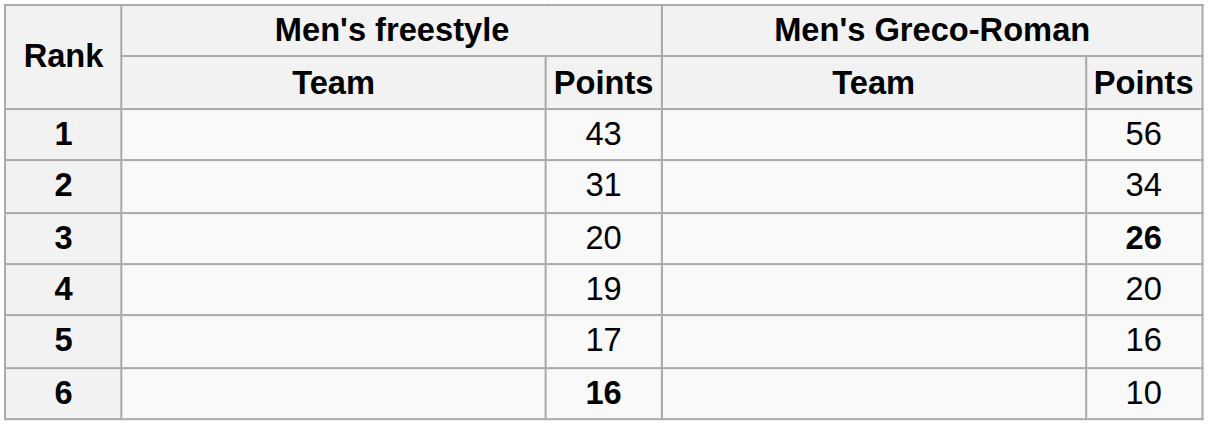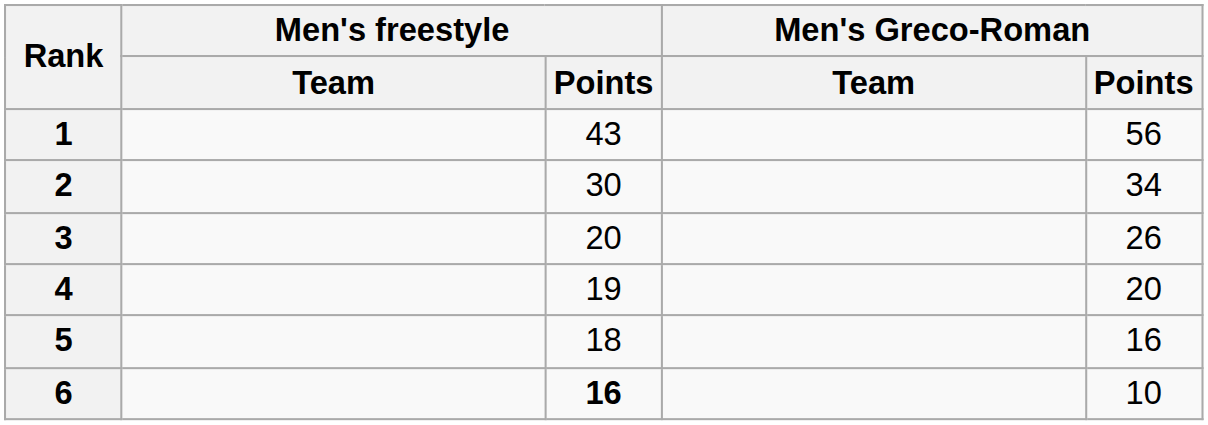(604, 185) 31 -> (604, 185) 30
(1144, 237) bold -> (1144, 237) normal
(604, 340) 17 -> (604, 340) 18
